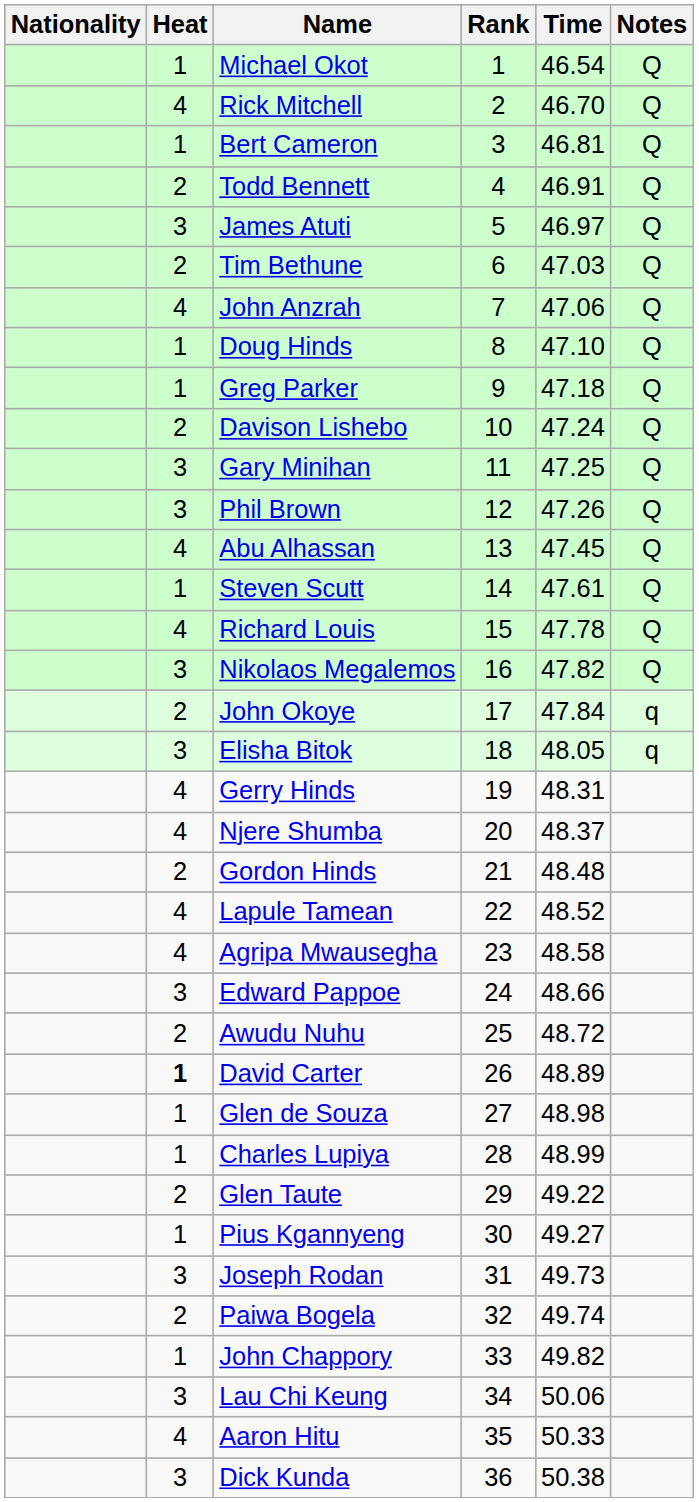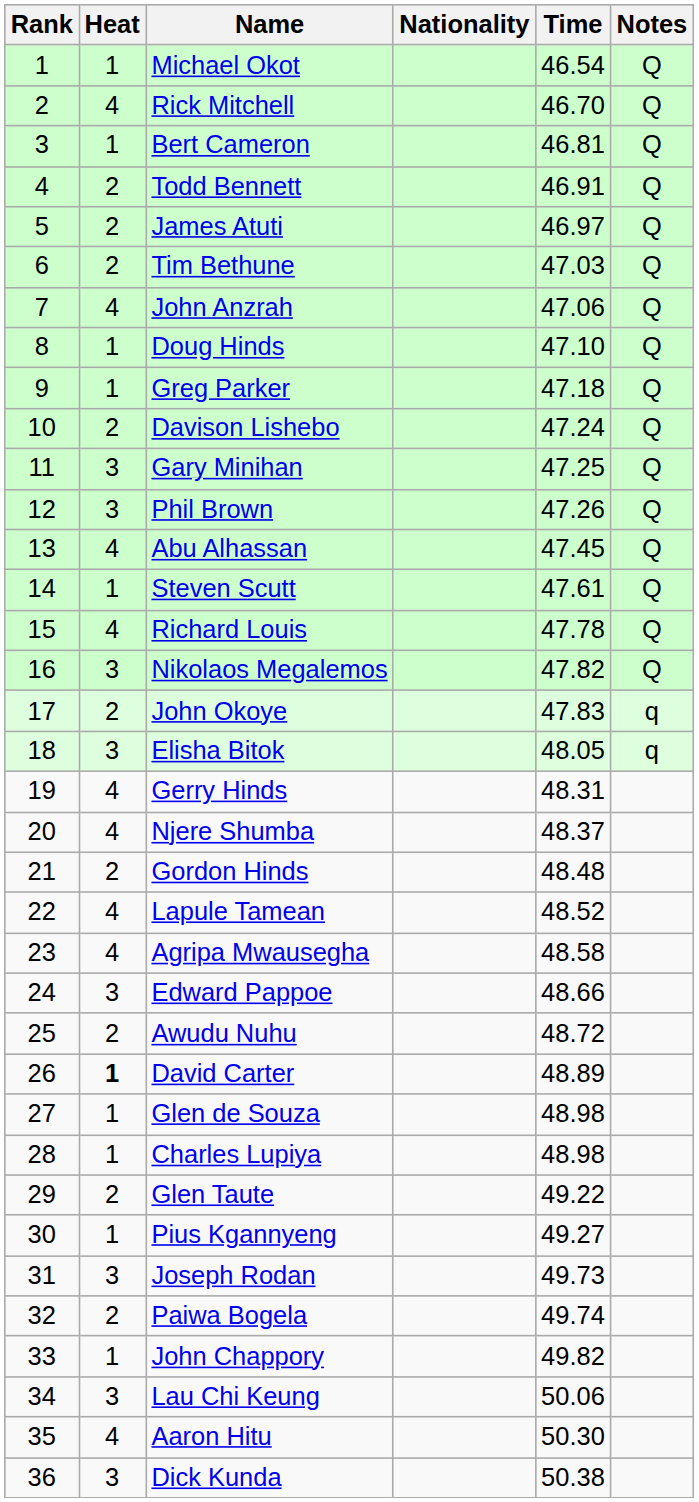columns swapped: (498, 24) <-> (76, 24)
(180, 226) 3 -> (112, 226) 2
(573, 710) 47.84 -> (573, 710) 47.83
(573, 1154) 48.99 -> (573, 1154) 48.98
(573, 1436) 50.33 -> (573, 1436) 50.30
